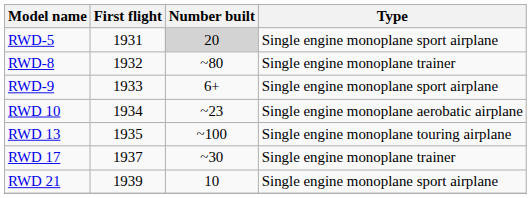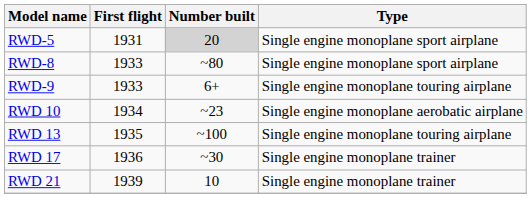(128, 63) 1932 -> (128, 63) 1933
(359, 63) Single engine monoplane trainer -> (380, 63) Single engine monoplane sport airplane
(380, 87) Single engine monoplane sport airplane -> (387, 87) Single engine monoplane touring airplane
(128, 157) 1937 -> (128, 157) 1936
(380, 181) Single engine monoplane sport airplane -> (359, 181) Single engine monoplane trainer
